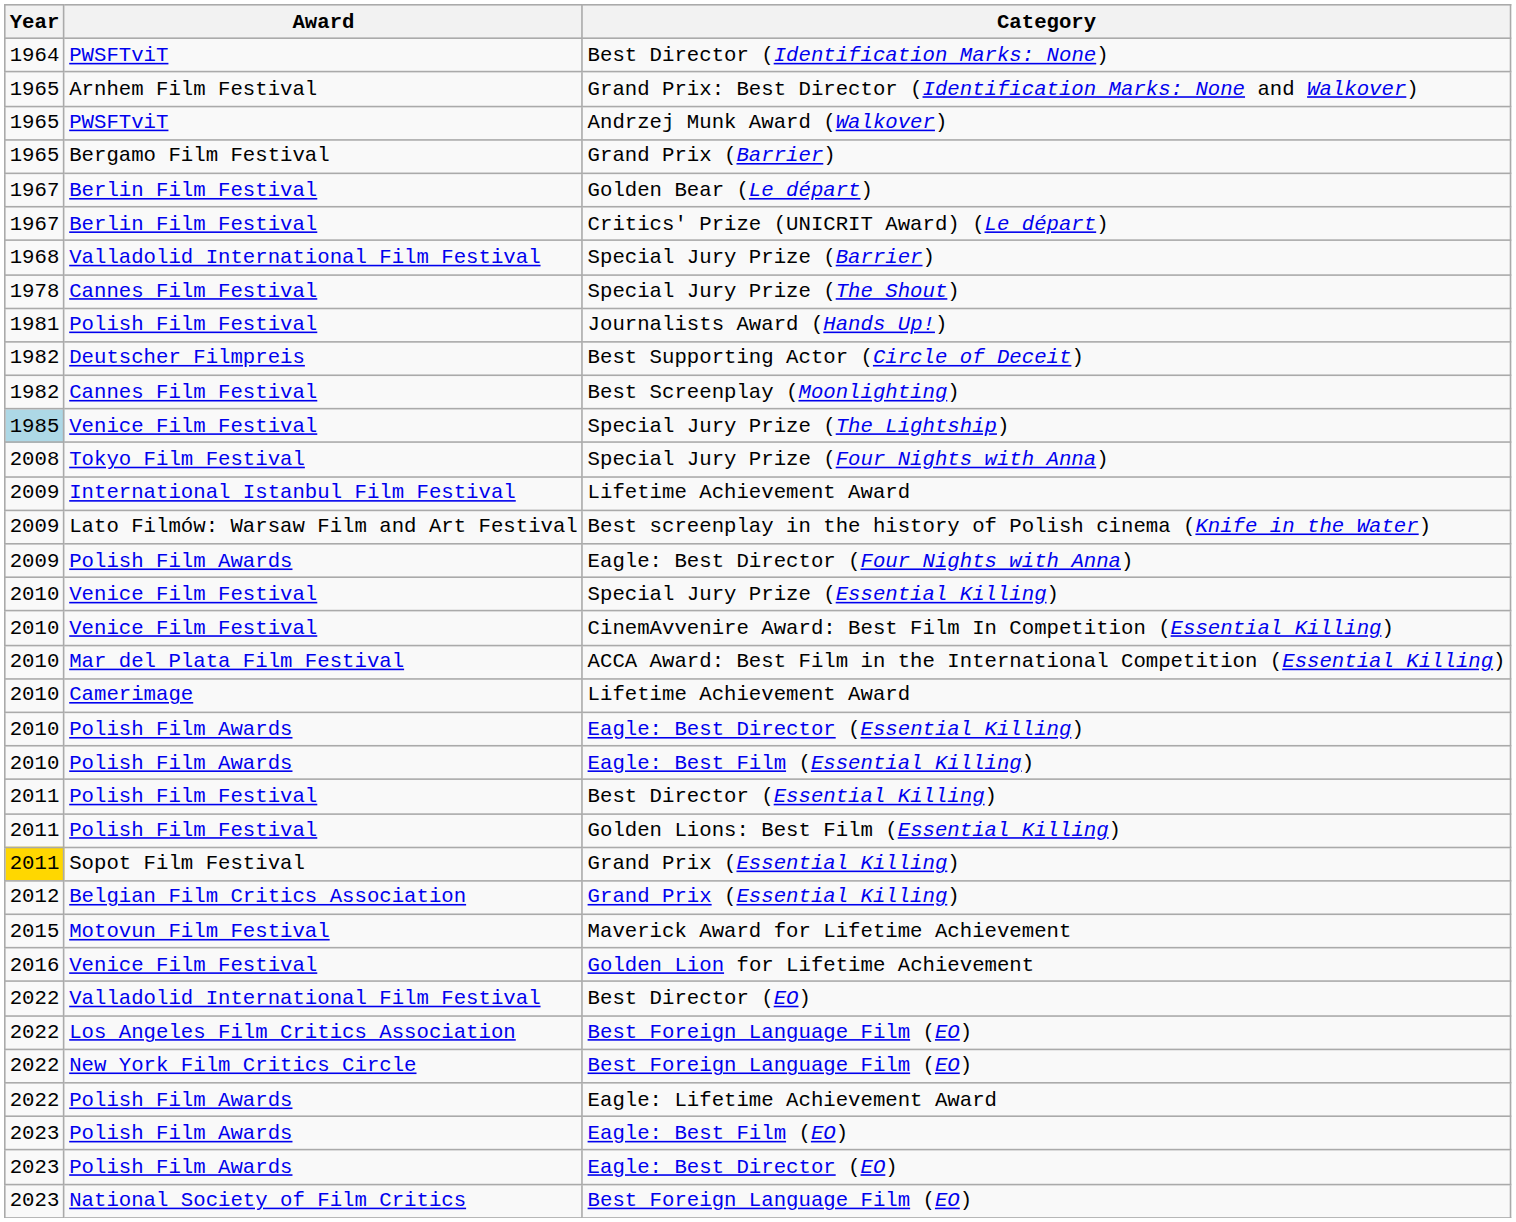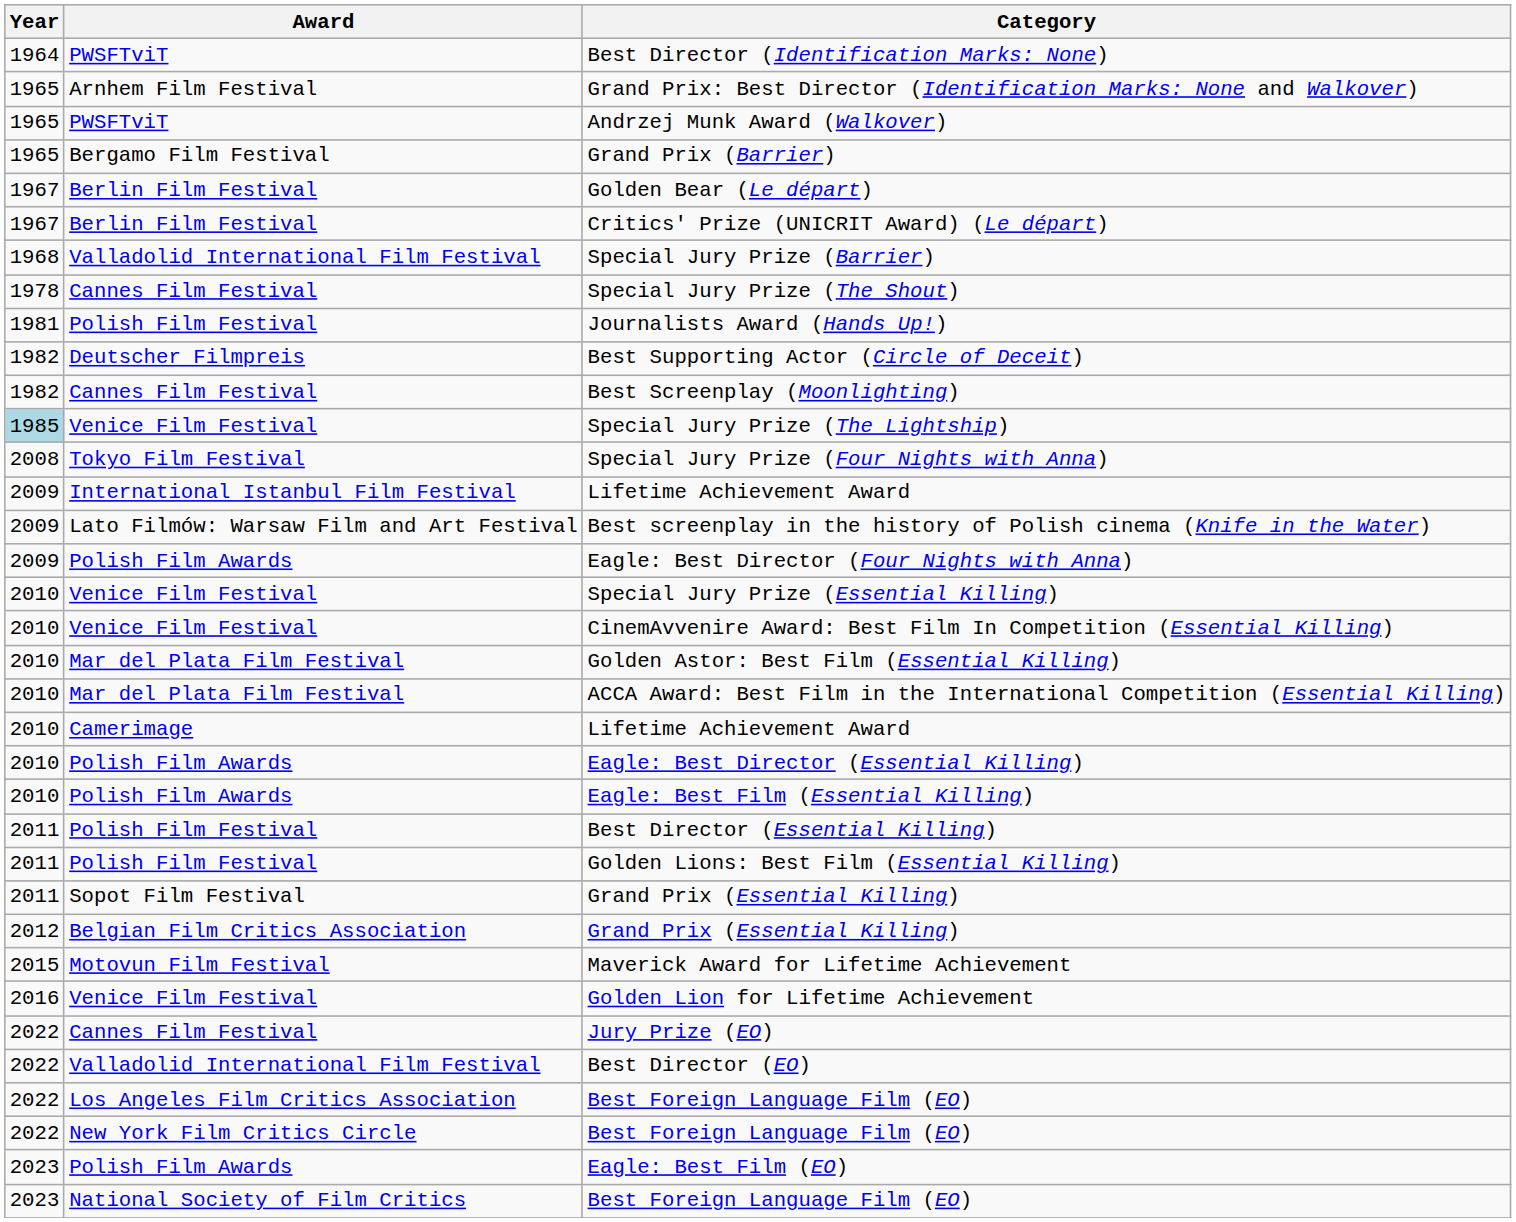+ row: (237, 662)
(35, 864) gold background -> (35, 898) no background
+ row: (193, 1032)
- row: (181, 1100)
- row: (181, 1167)
